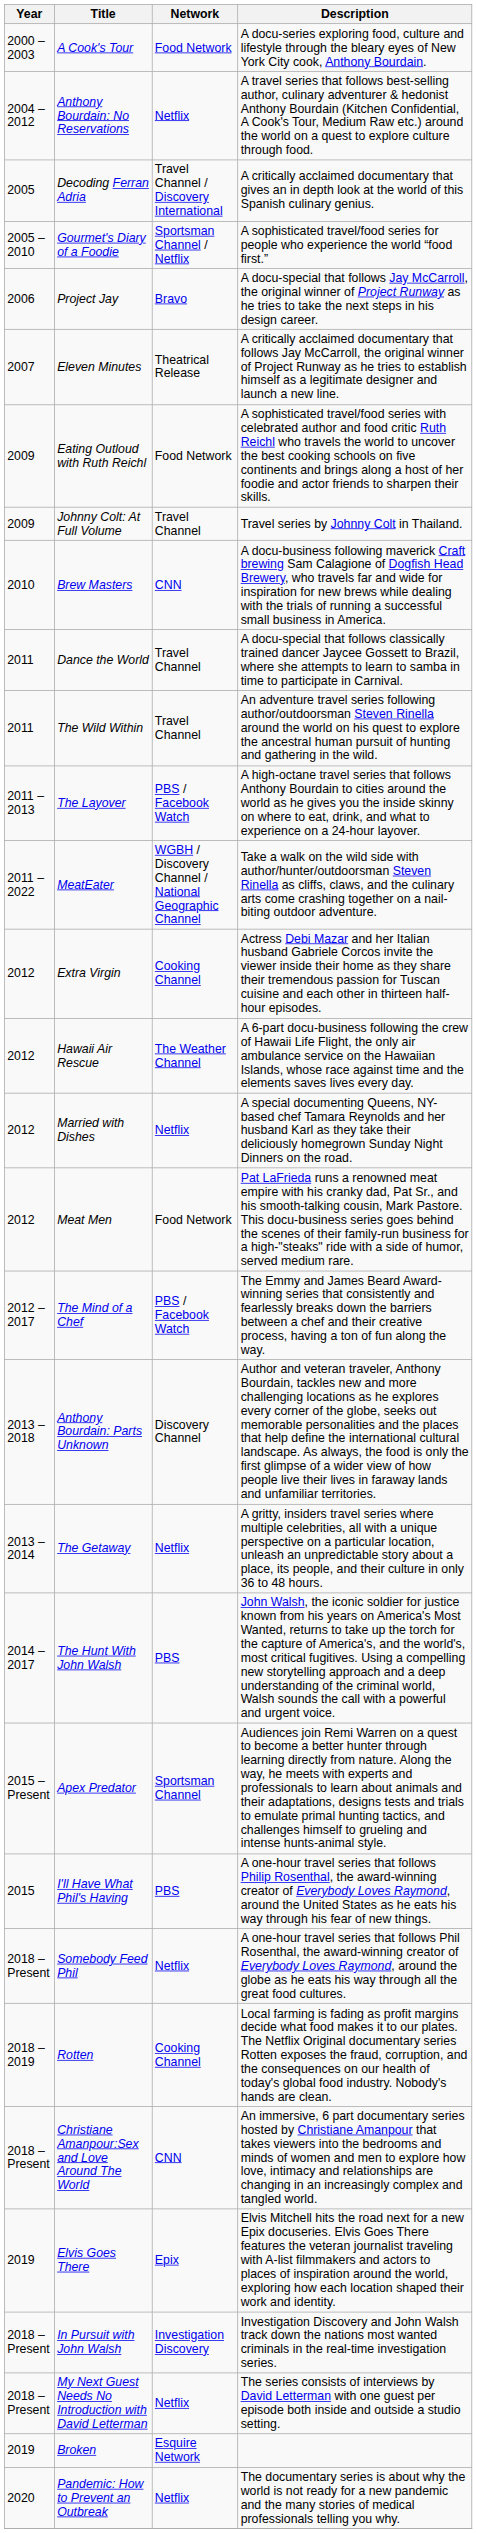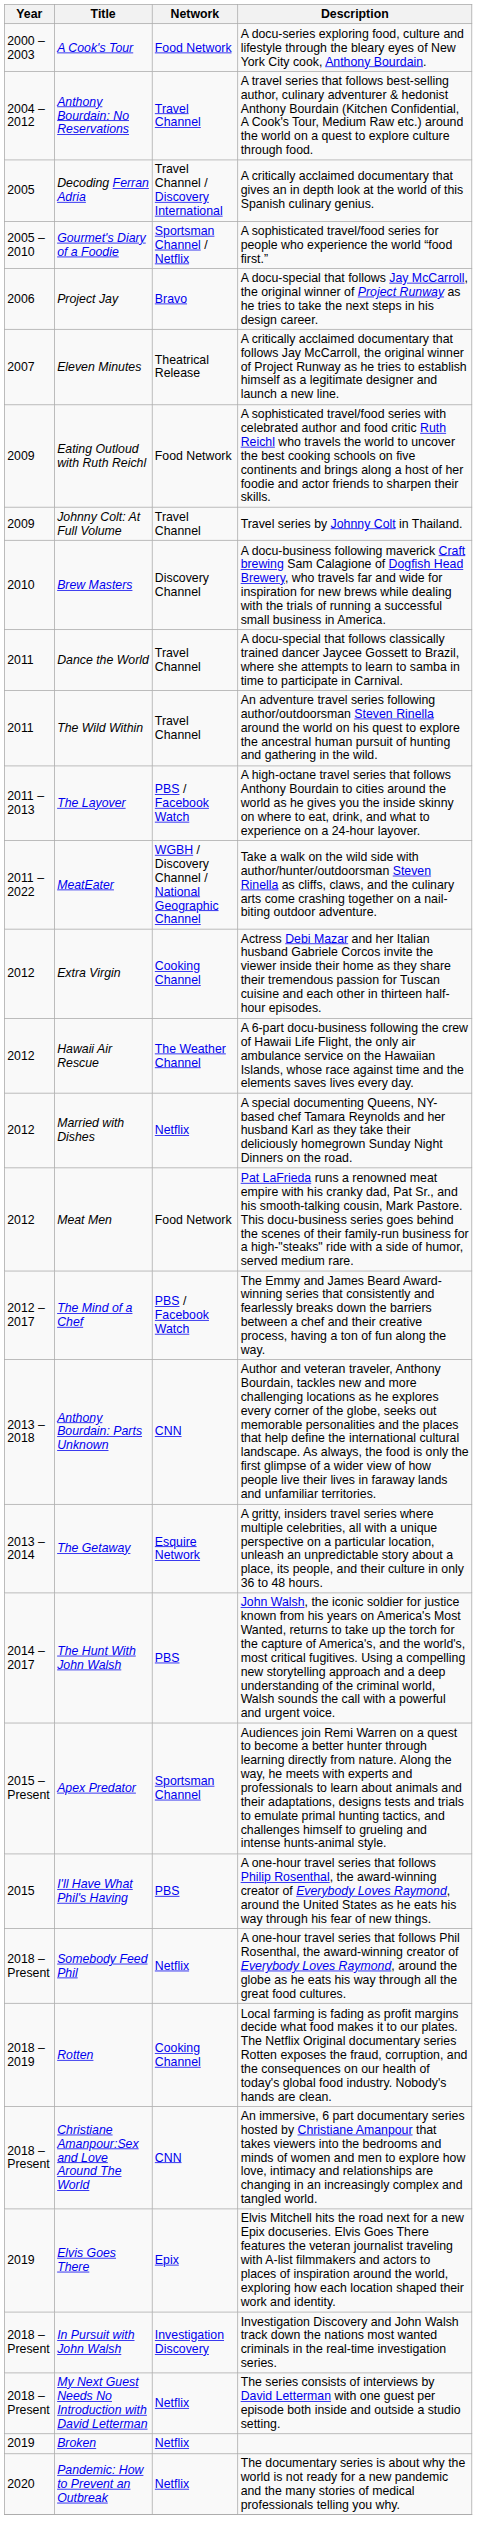(172, 115) Netflix -> (178, 115) Travel Channel
(168, 585) CNN -> (182, 585) Discovery Channel
(182, 1431) Discovery Channel -> (168, 1431) CNN
(172, 1548) Netflix -> (177, 1548) Esquire Network
(177, 2450) Esquire Network -> (172, 2443) Netflix
